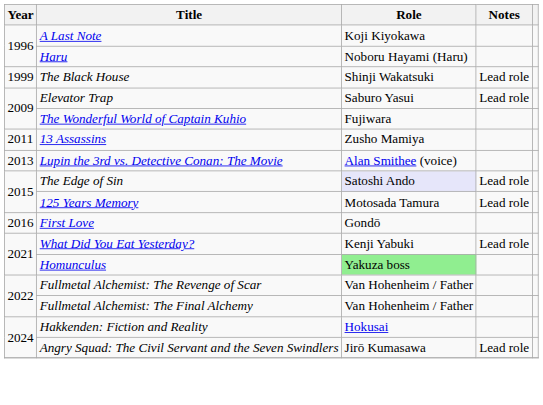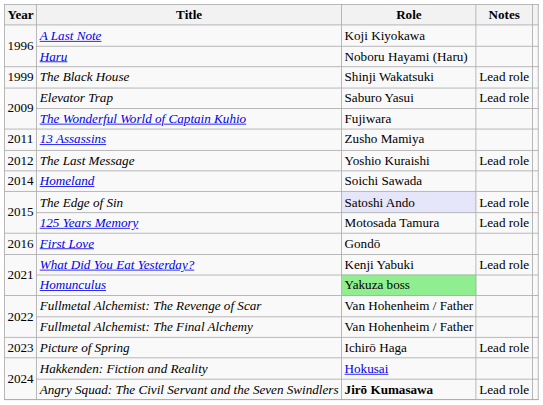+ row: (87, 160)
- row: (161, 160)
+ row: (67, 181)
+ row: (85, 347)
(385, 347) normal -> (389, 389) bold
